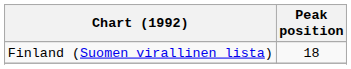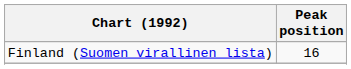(311, 53) 18 -> (311, 53) 16
